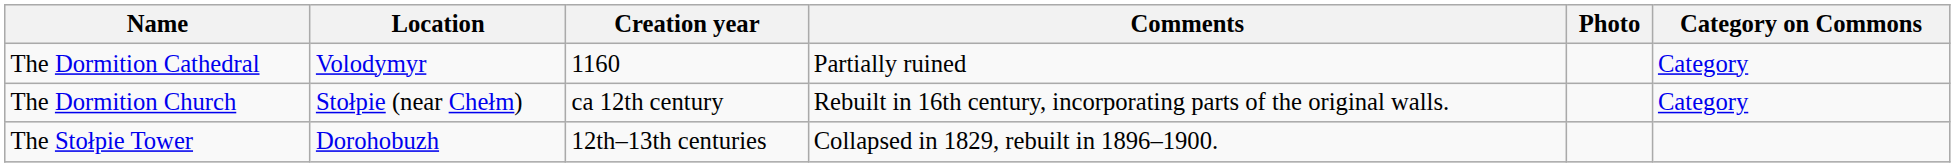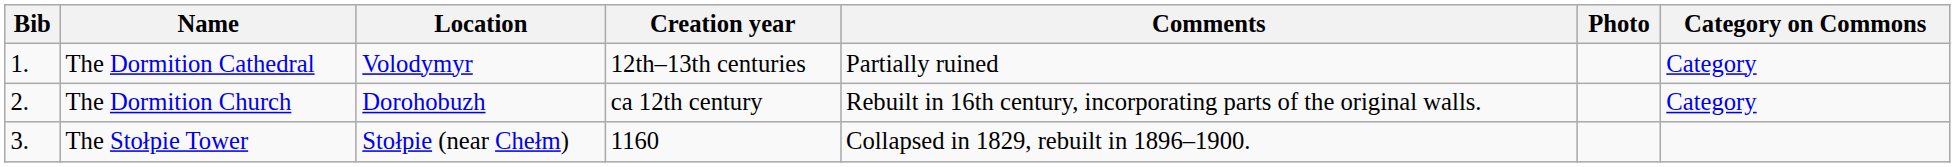+ column: (32, 24)
(596, 63) 1160 -> (708, 63) 12th–13th centuries
(419, 102) Stołpie (near Chełm) -> (424, 102) Dorohobuzh
(377, 141) Dorohobuzh -> (466, 141) Stołpie (near Chełm)
(669, 141) 12th–13th centuries -> (635, 141) 1160
